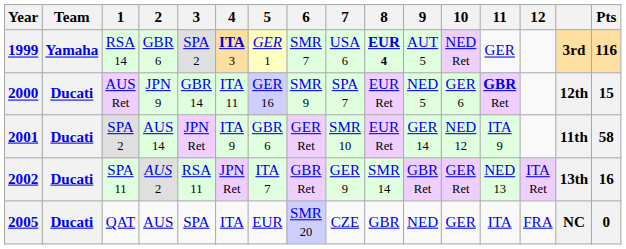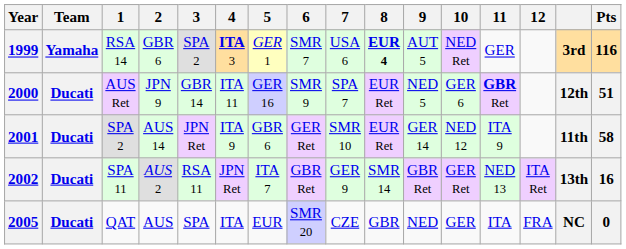(606, 94) 15 -> (606, 94) 51
